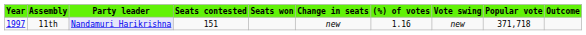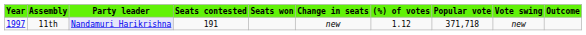columns swapped: (458, 11) <-> (514, 11)
(211, 24) 151 -> (211, 24) 191
(401, 24) 1.16 -> (401, 24) 1.12
